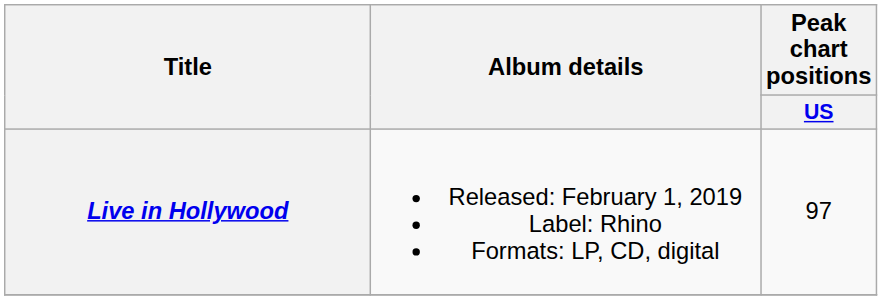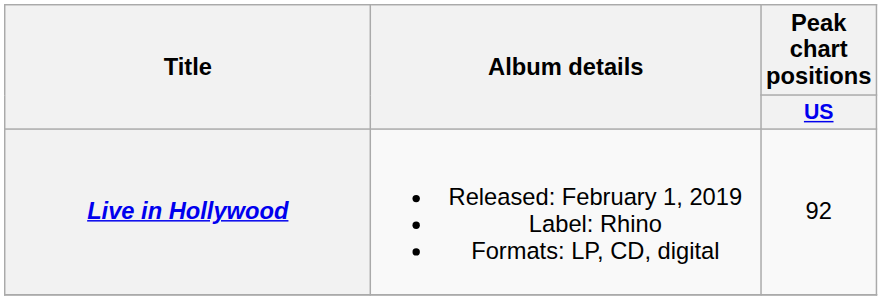(819, 211) 97 -> (819, 211) 92
